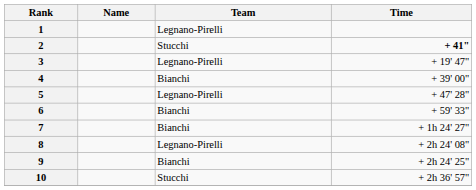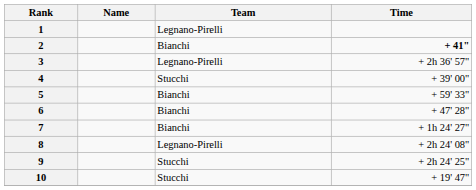(173, 45) Stucchi -> (174, 45) Bianchi
(450, 62) + 19' 47" -> (444, 62) + 2h 36' 57"
(174, 78) Bianchi -> (173, 78) Stucchi
(190, 95) Legnano-Pirelli -> (174, 95) Bianchi
(450, 95) + 47' 28" -> (450, 95) + 59' 33"
(450, 111) + 59' 33" -> (450, 111) + 47' 28"
(174, 161) Bianchi -> (173, 161) Stucchi
(444, 177) + 2h 36' 57" -> (450, 177) + 19' 47"
